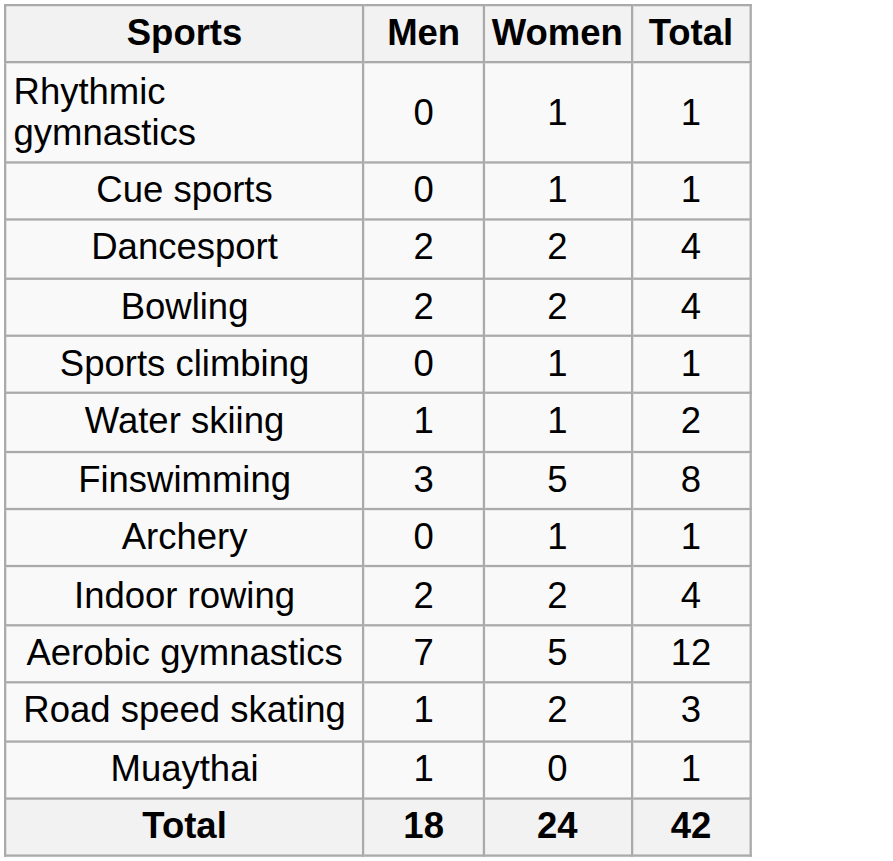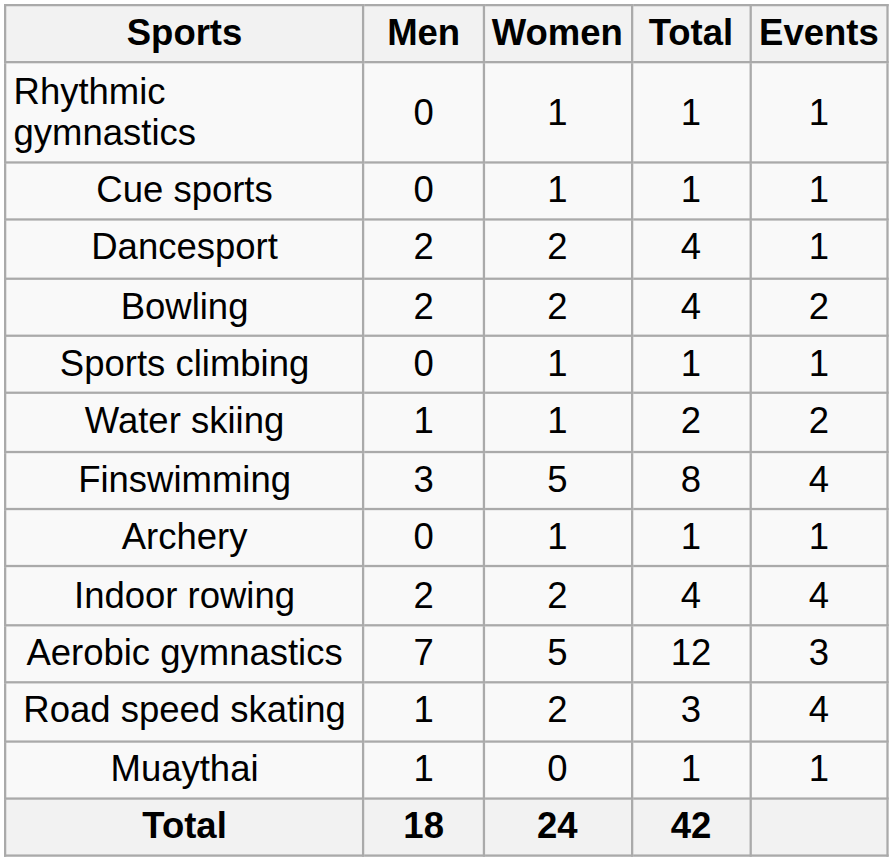+ column: (819, 33)
